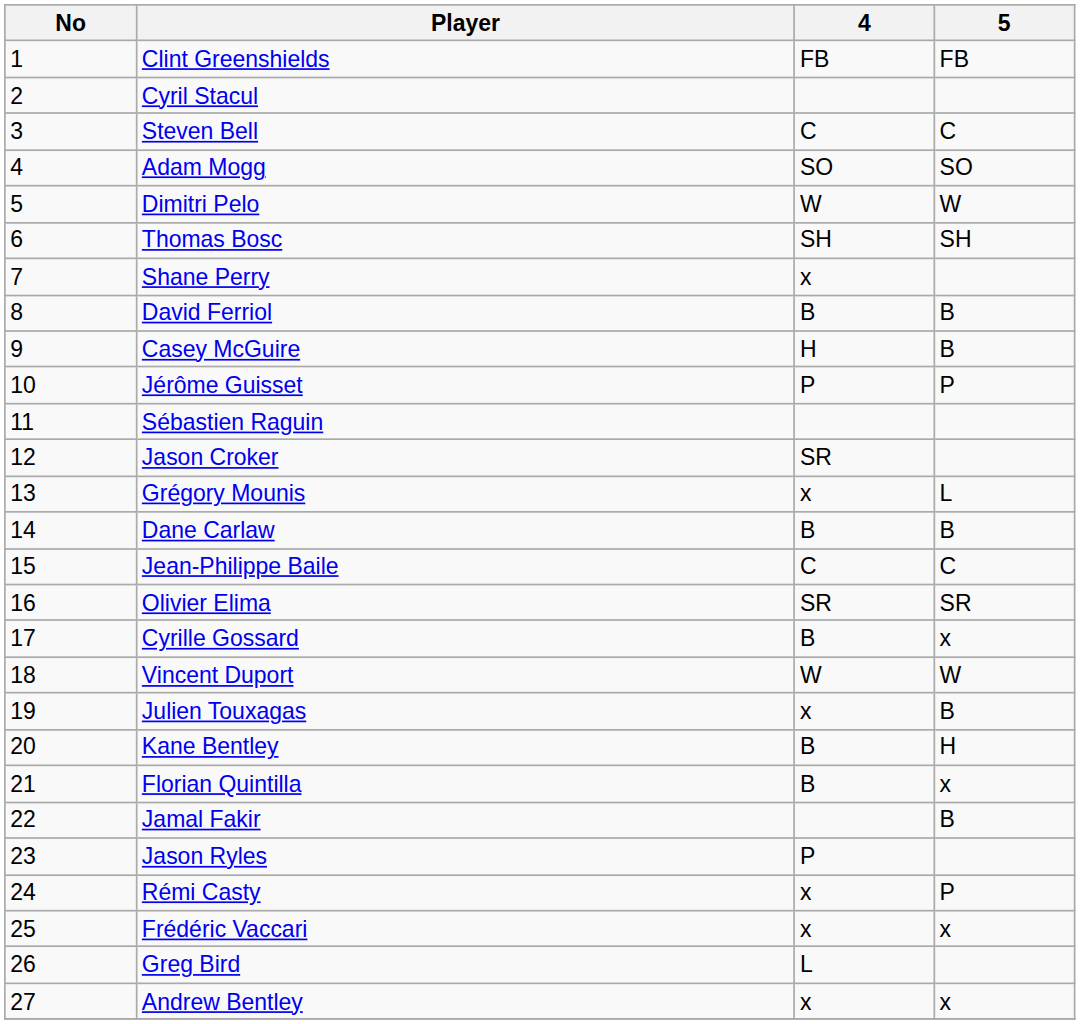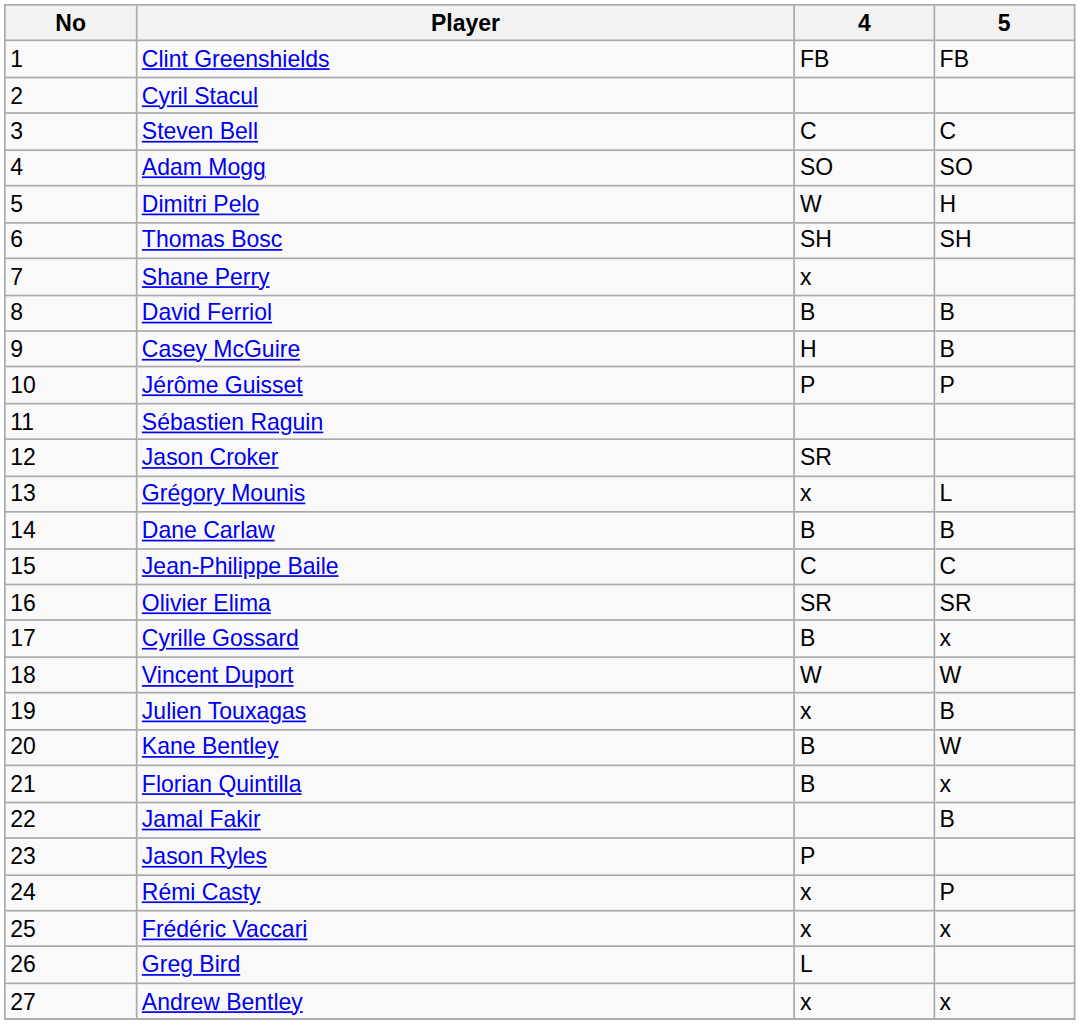(950, 204) W -> (948, 204) H
(948, 747) H -> (950, 747) W
